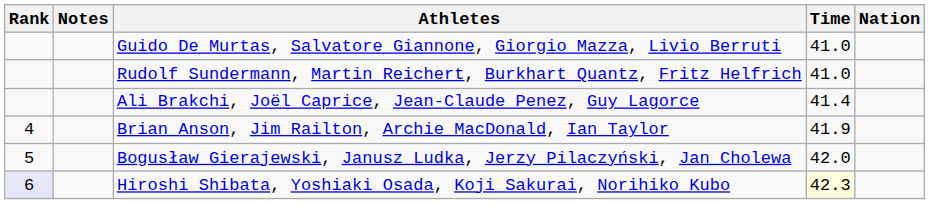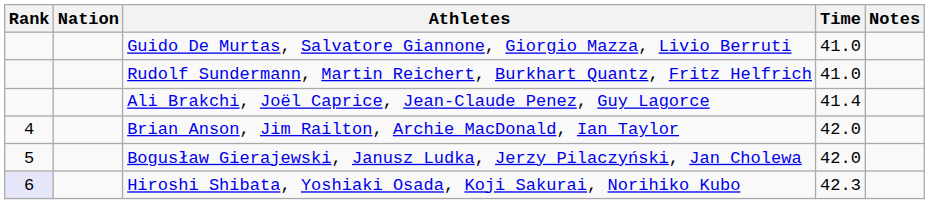columns swapped: (889, 19) <-> (83, 19)
(830, 130) 41.9 -> (840, 130) 42.0
(830, 185) lightyellow background -> (840, 185) no background
